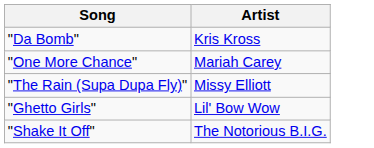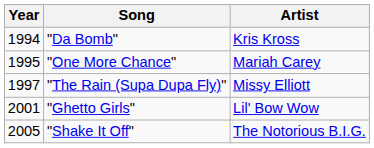+ column: (24, 16)
